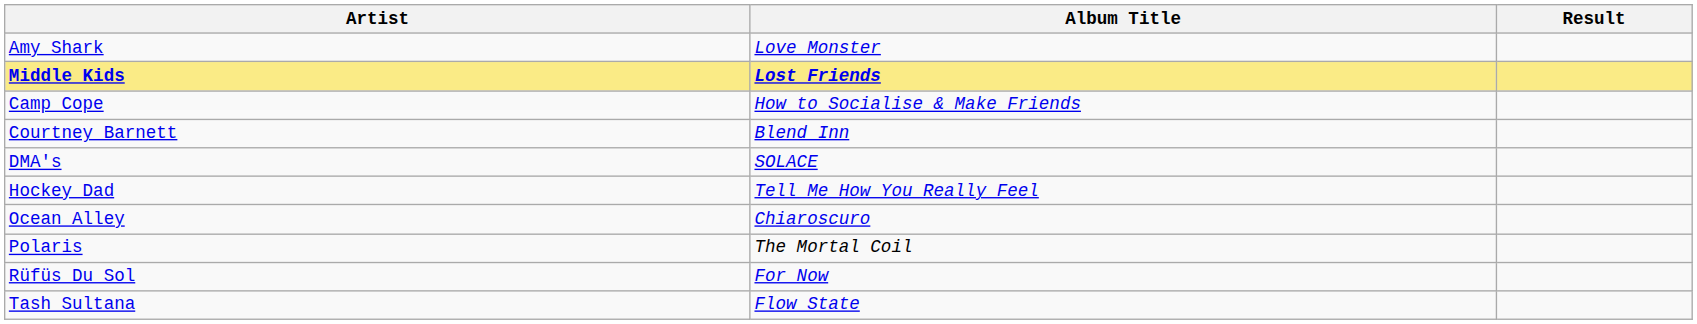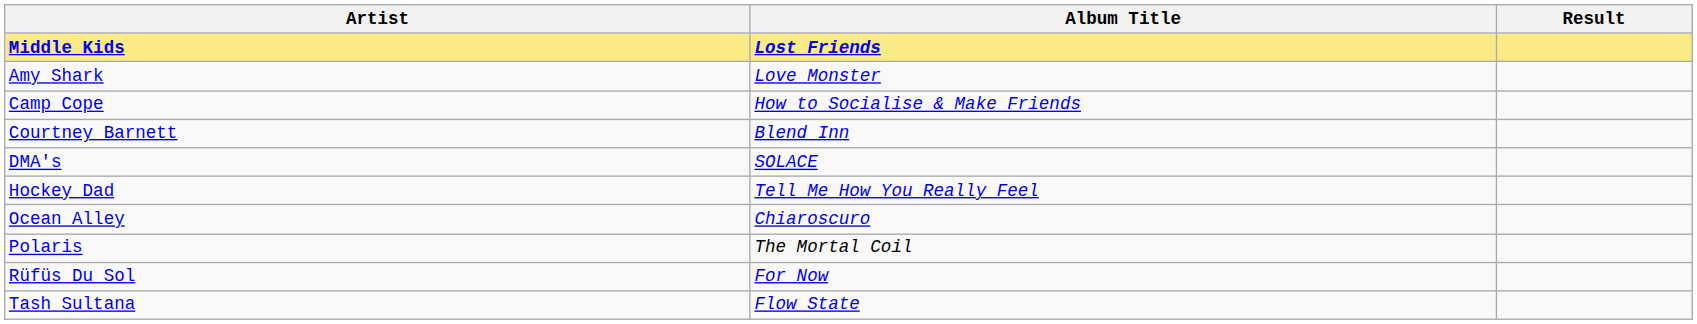rows swapped: (67, 76) <-> (56, 48)
